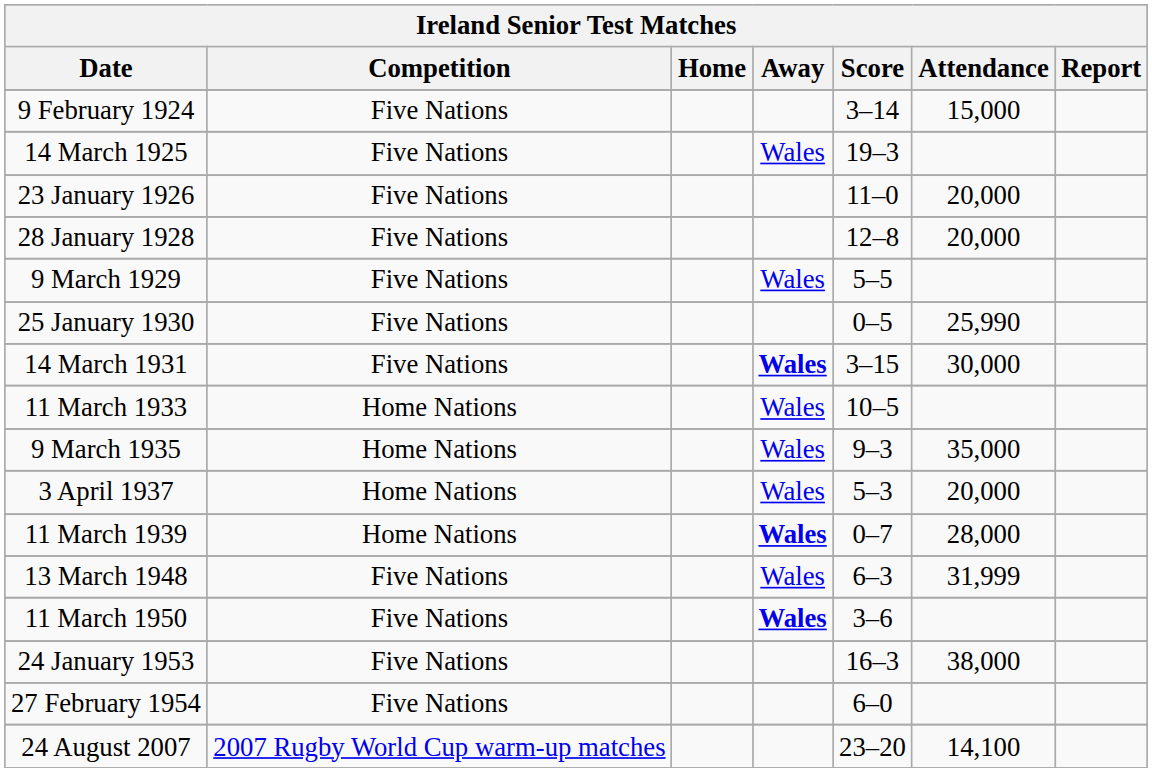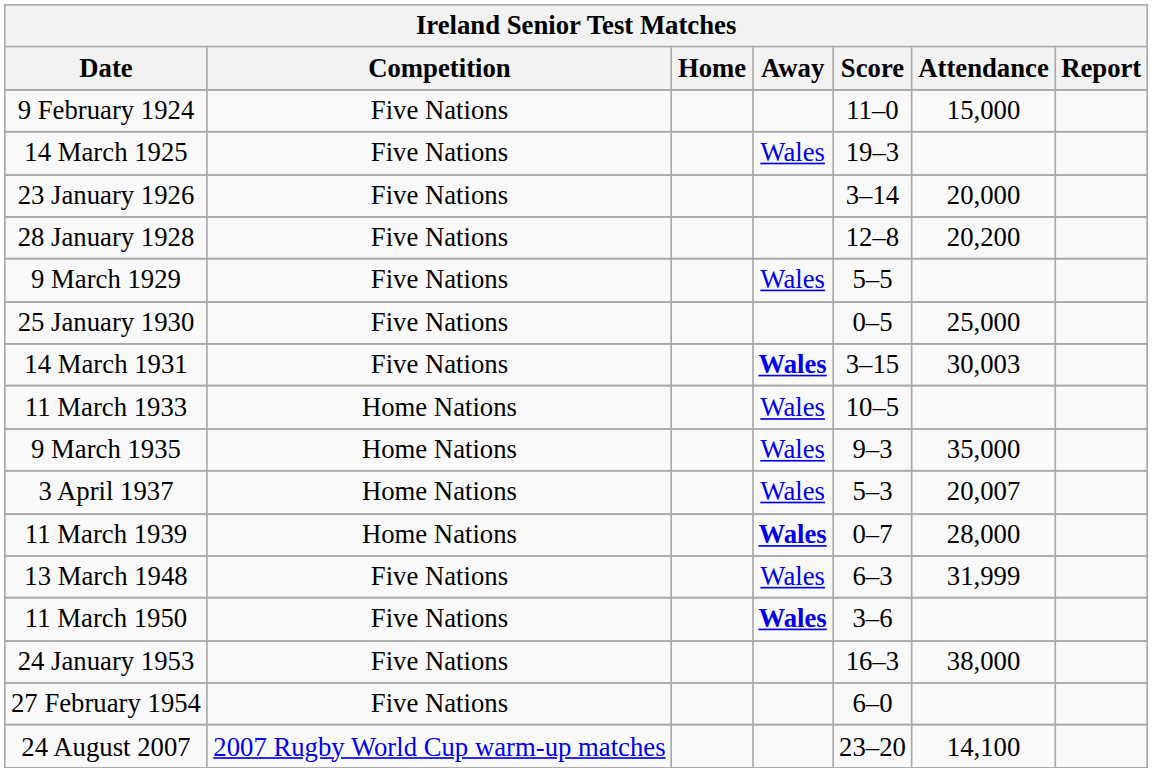(872, 110) 3–14 -> (872, 110) 11–0
(872, 195) 11–0 -> (872, 195) 3–14
(984, 237) 20,000 -> (984, 237) 20,200
(984, 322) 25,990 -> (984, 322) 25,000
(984, 364) 30,000 -> (984, 364) 30,003
(984, 491) 20,000 -> (984, 491) 20,007
